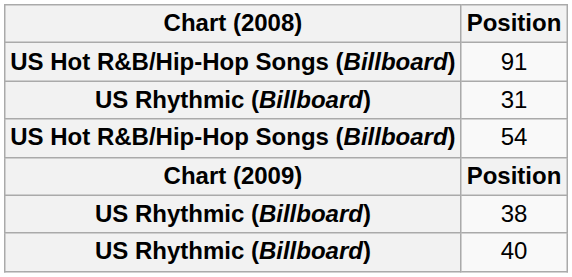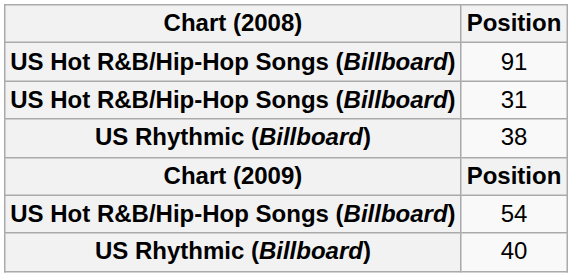(233, 99) US Rhythmic (Billboard) -> (233, 99) US Hot R&B/Hip-Hop Songs (Billboard)
rows swapped: (514, 213) <-> (514, 137)
